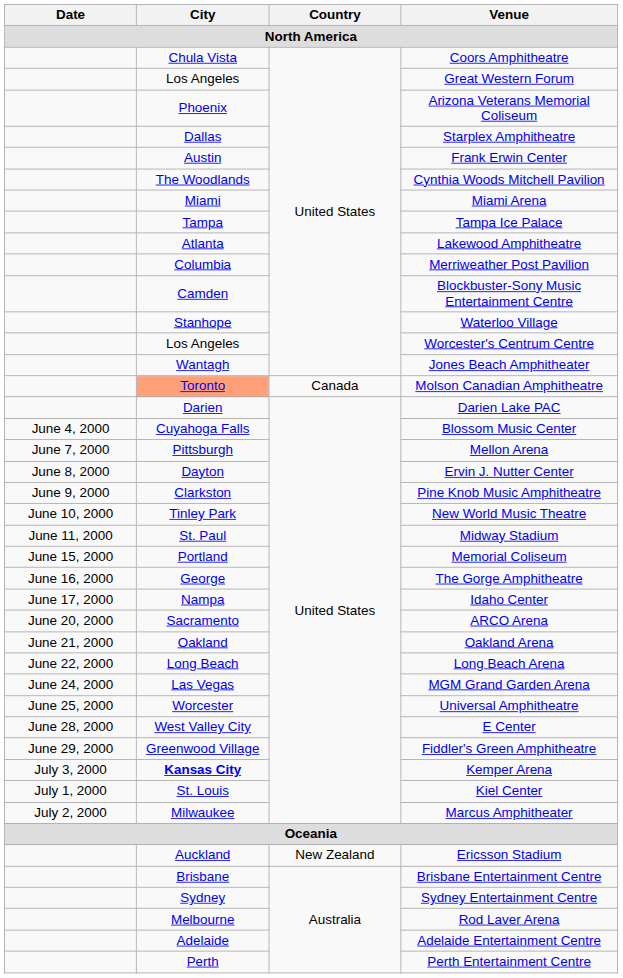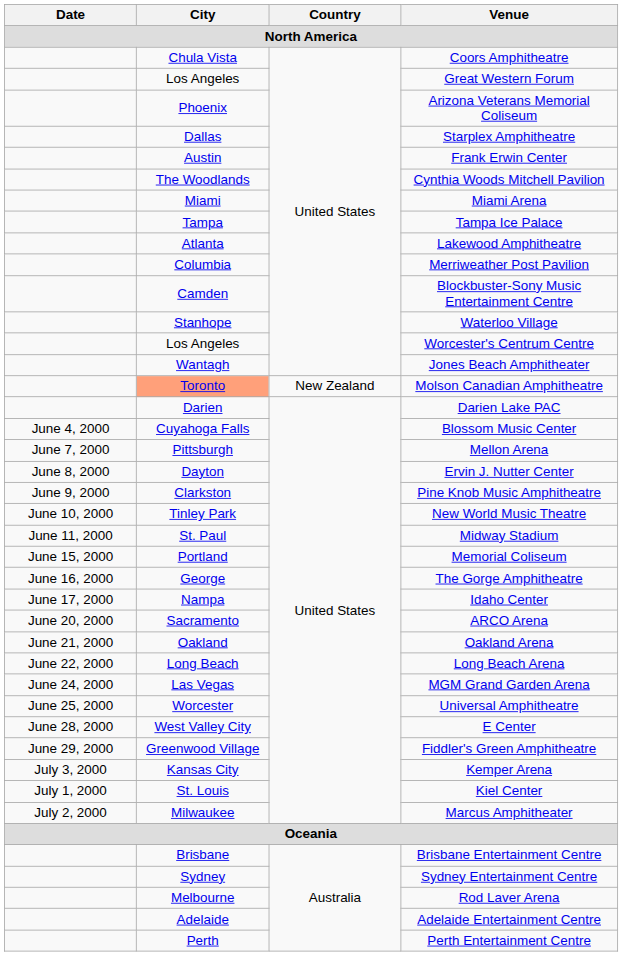(335, 386) Canada -> (335, 386) New Zealand
(203, 770) bold -> (203, 770) normal
- row: (509, 855)
